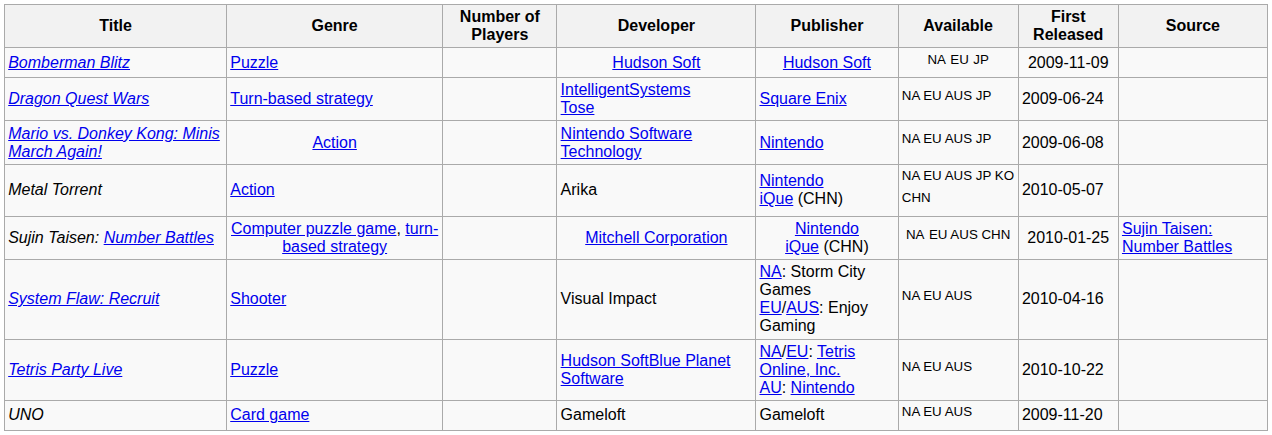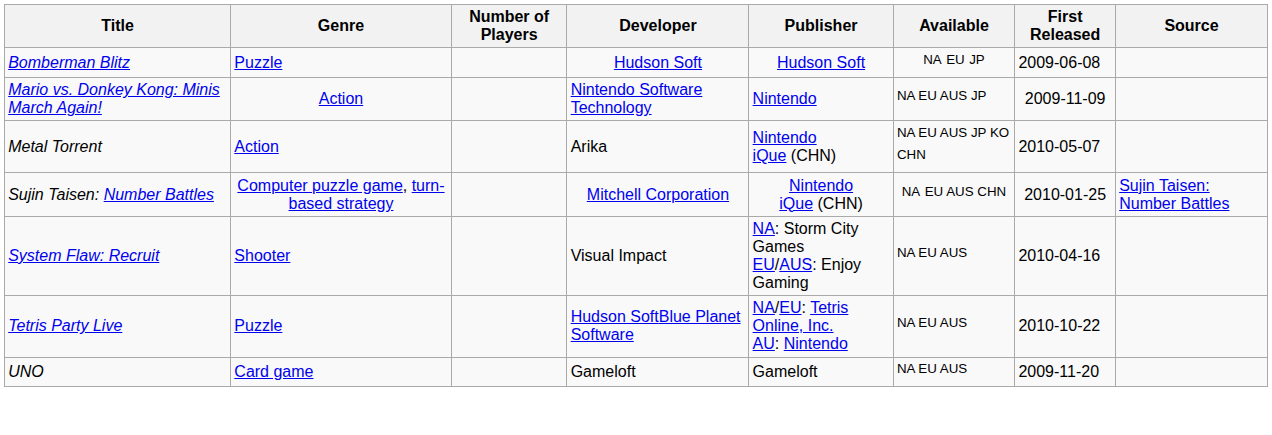(1068, 62) 2009-11-09 -> (1059, 62) 2009-06-08
- row: (79, 99)
(1063, 142) 2009-06-08 -> (1065, 99) 2009-11-09
